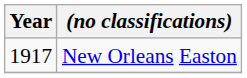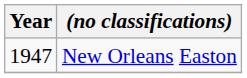(31, 55) 1917 -> (31, 55) 1947
